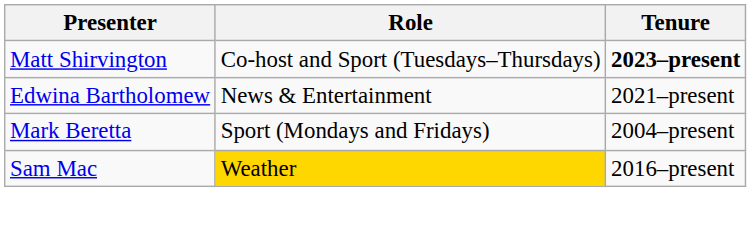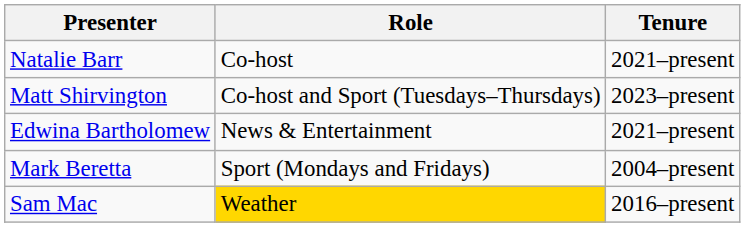+ row: (66, 58)
(676, 58) bold -> (673, 95) normal
